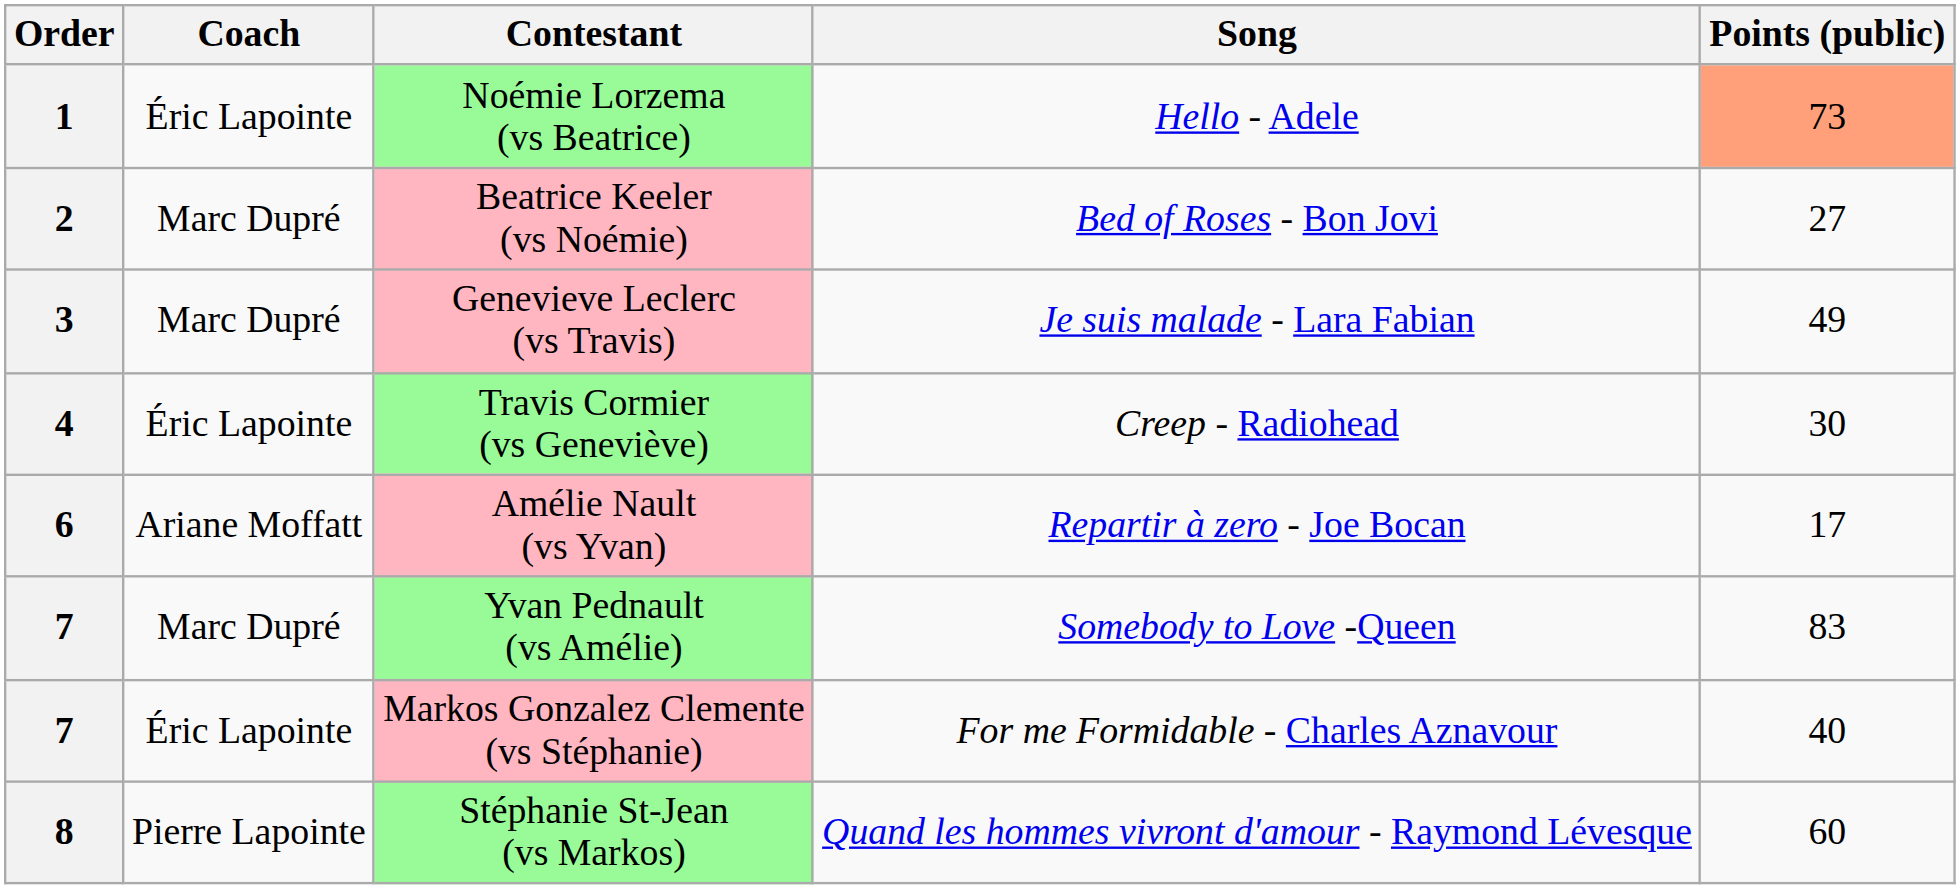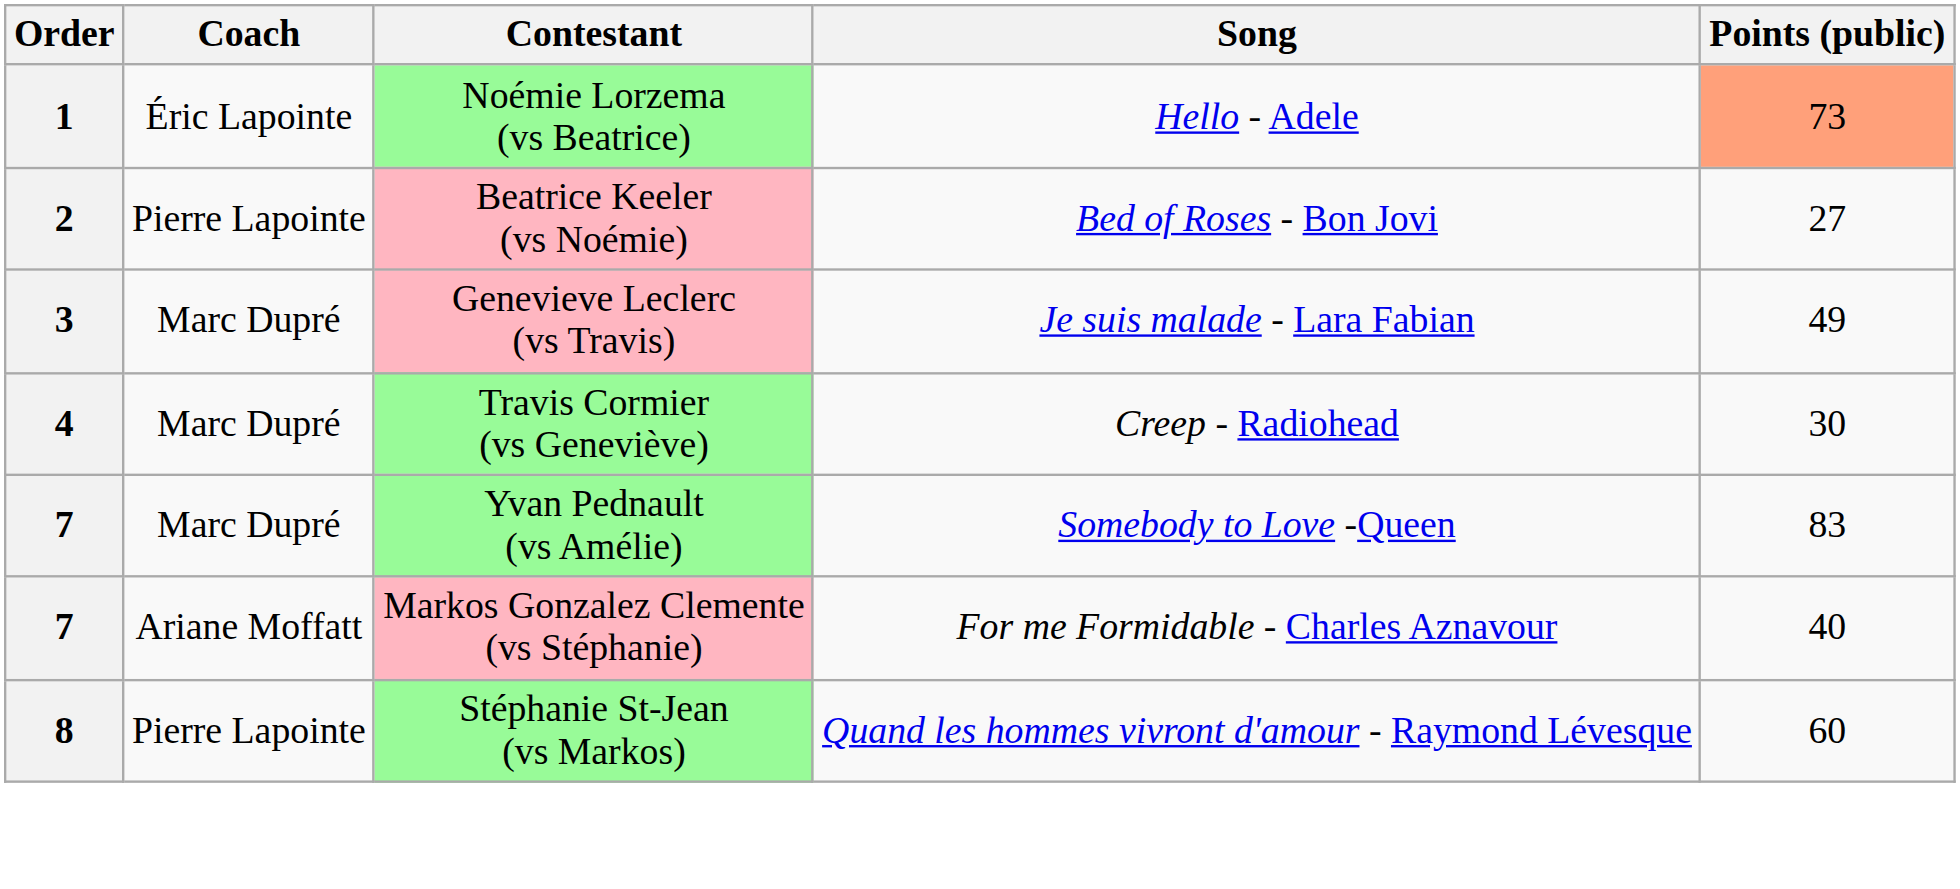(249, 217) Marc Dupré -> (249, 217) Pierre Lapointe
(249, 422) Éric Lapointe -> (249, 422) Marc Dupré
- row: (594, 525)
(249, 729) Éric Lapointe -> (249, 627) Ariane Moffatt
